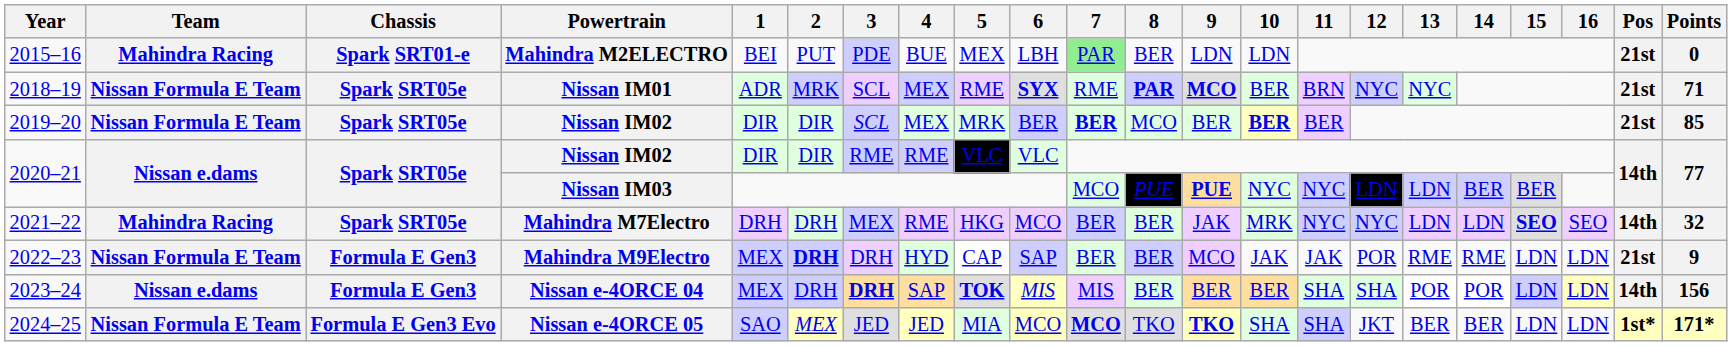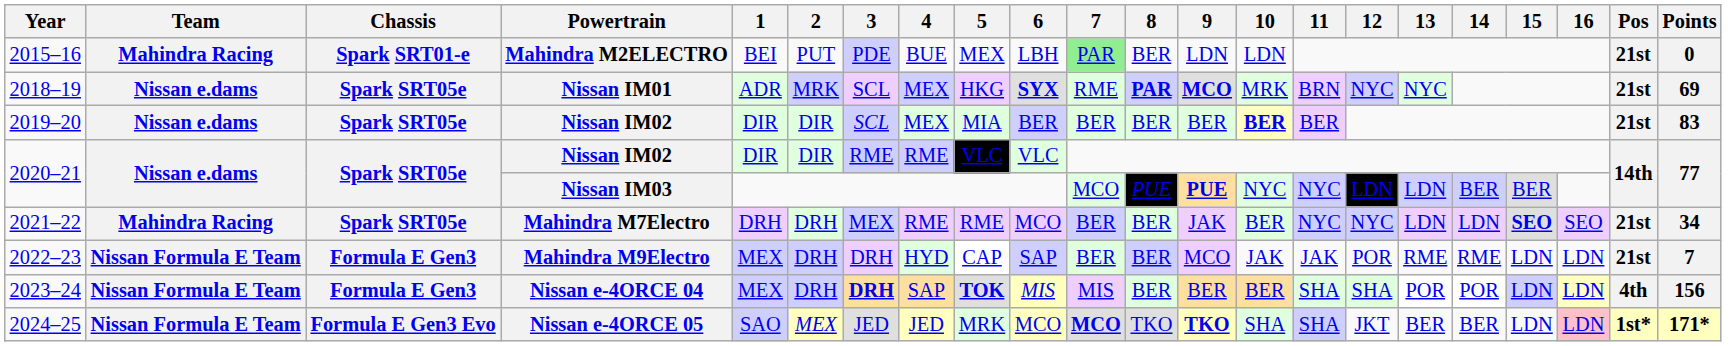(196, 88) Nissan Formula E Team -> (196, 88) Nissan e.dams
(982, 88) RME -> (982, 88) HKG
(1269, 88) BER -> (1265, 88) MRK
(1694, 88) 71 -> (1689, 88) 69
(196, 121) Nissan Formula E Team -> (196, 121) Nissan e.dams
(982, 121) MRK -> (982, 121) MIA
(1096, 121) bold -> (1096, 121) normal
(1154, 121) MCO -> (1151, 121) BER
(1694, 121) 85 -> (1689, 121) 83
(982, 222) HKG -> (982, 222) RME
(1269, 222) MRK -> (1265, 222) BER
(1638, 222) 14th -> (1633, 222) 21st
(1694, 222) 32 -> (1689, 222) 34
(816, 256) bold -> (816, 256) normal
(1694, 256) 9 -> (1689, 256) 7
(196, 290) Nissan e.dams -> (196, 290) Nissan Formula E Team
(1638, 290) 14th -> (1633, 290) 4th
(982, 323) MIA -> (982, 323) MRK
(1588, 323) no background -> (1583, 323) pink background
